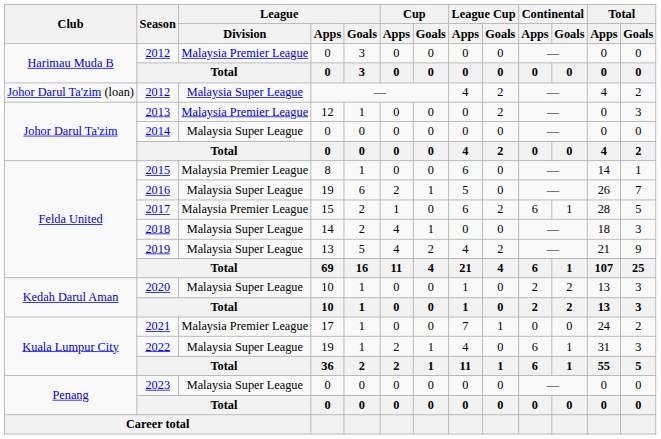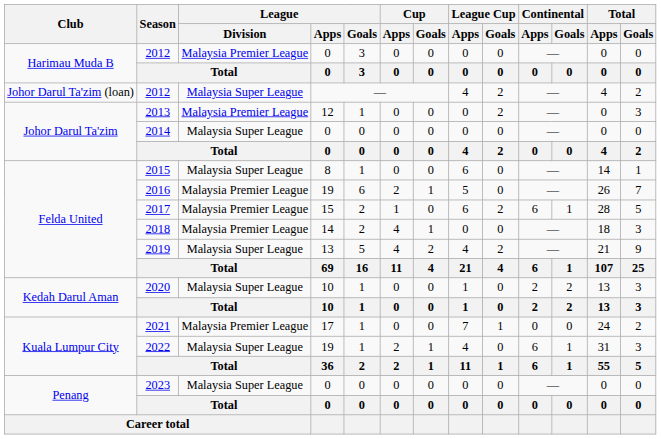(245, 170) Malaysia Premier League -> (245, 170) Malaysia Super League
(245, 190) Malaysia Super League -> (245, 190) Malaysia Premier League
(245, 229) Malaysia Super League -> (245, 229) Malaysia Premier League
